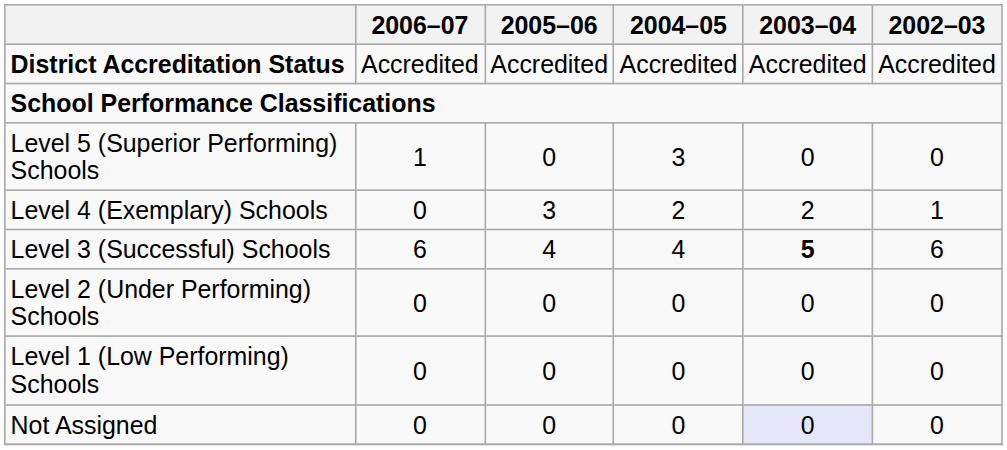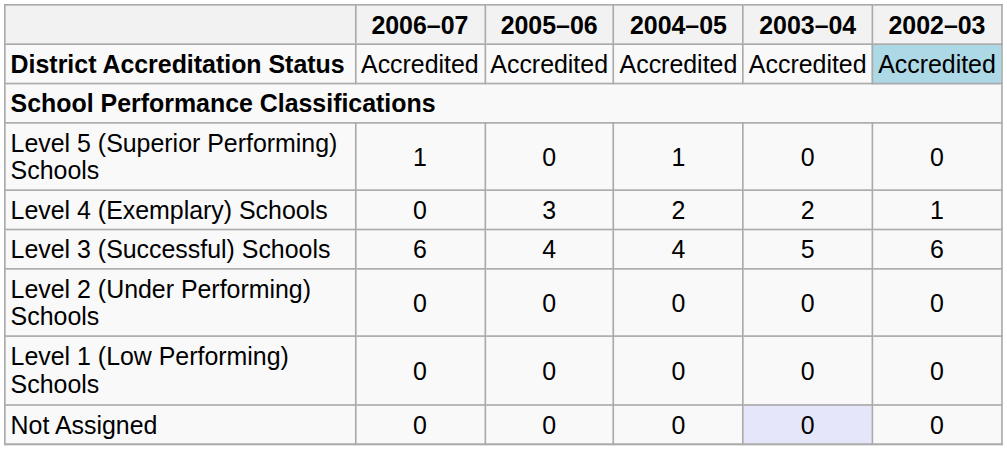(937, 64) no background -> (937, 64) lightblue background
(678, 157) 3 -> (678, 157) 1
(808, 250) bold -> (808, 250) normal
